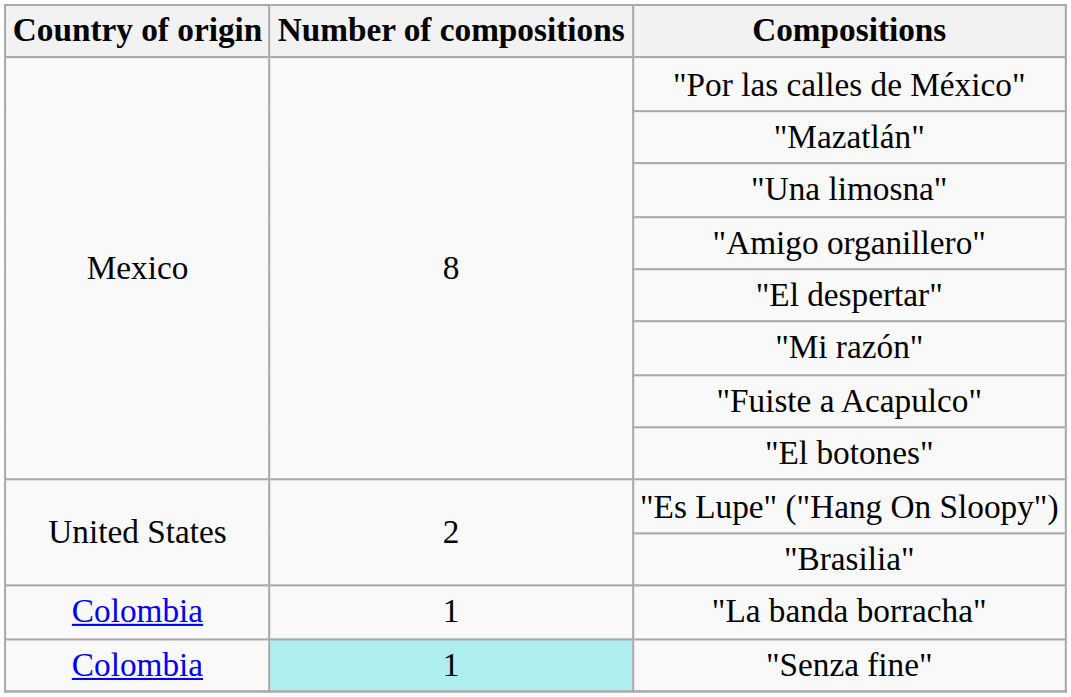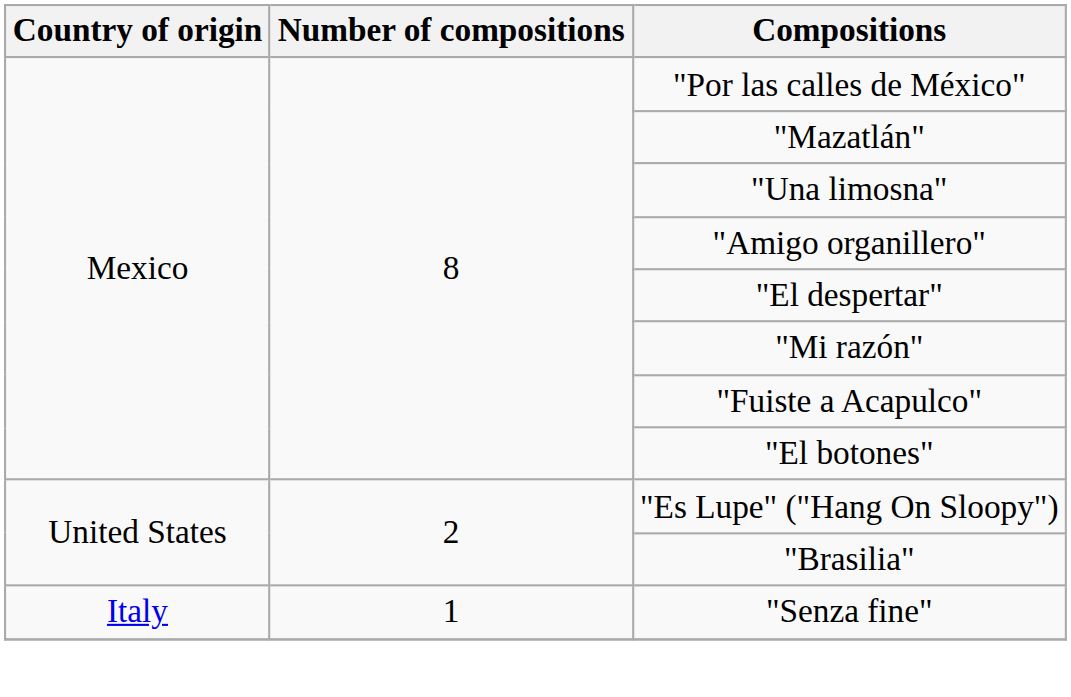- row: (849, 611)
(137, 664) Colombia -> (137, 611) Italy
(451, 664) paleturquoise background -> (451, 611) no background
